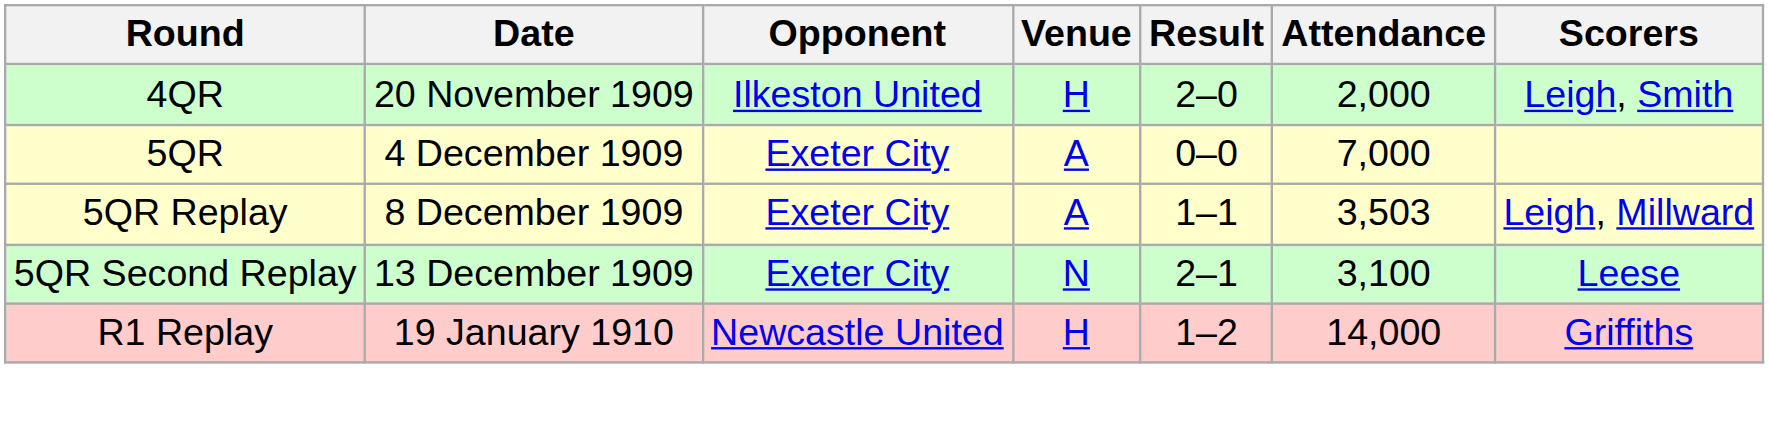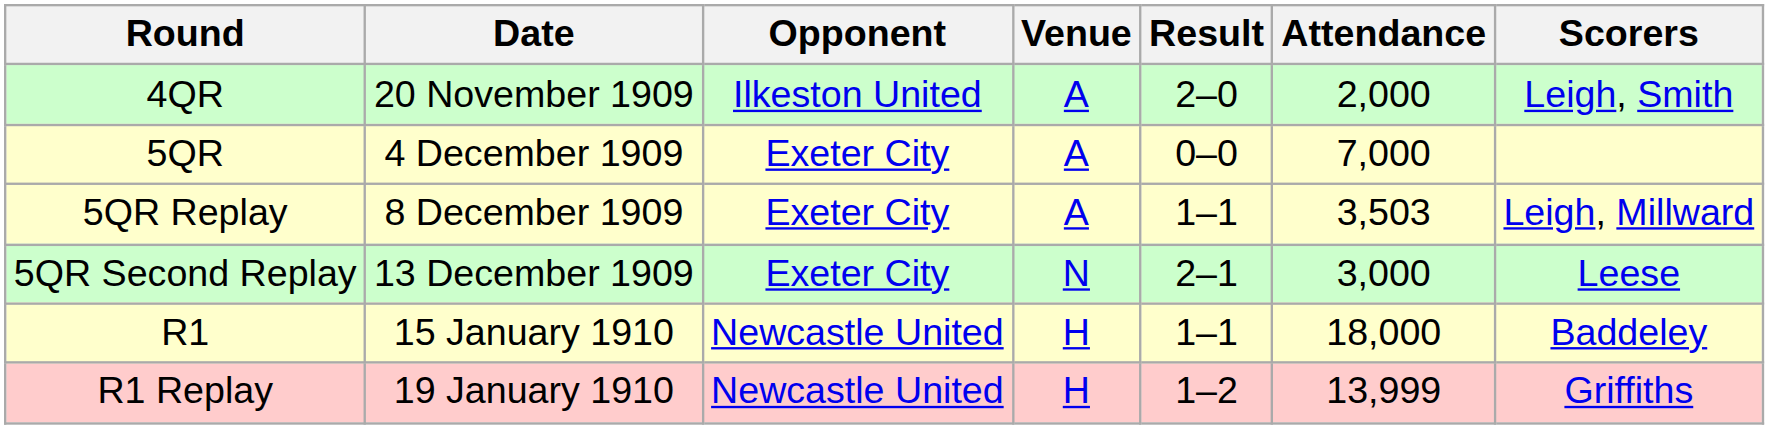(1076, 93) H -> (1076, 93) A
(1384, 272) 3,100 -> (1384, 272) 3,000
+ row: (185, 332)
(1384, 332) 14,000 -> (1384, 392) 13,999
